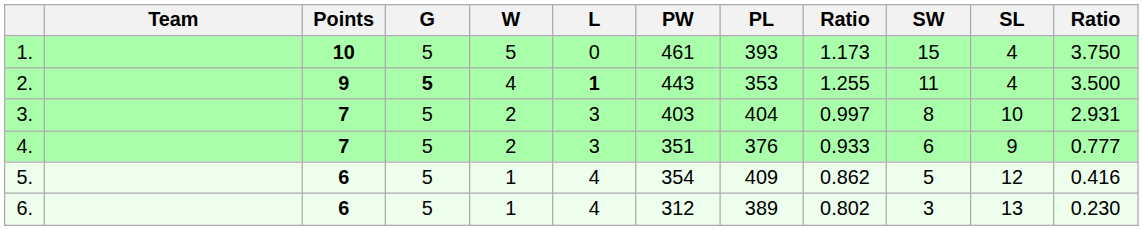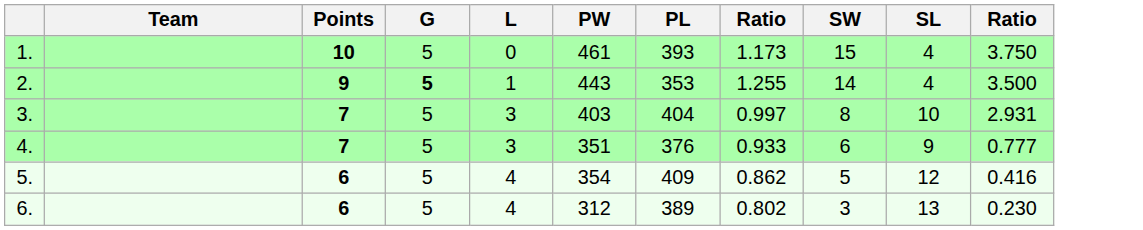- column: (511, 20)
(594, 83) bold -> (511, 83) normal
(928, 83) 11 -> (845, 83) 14
